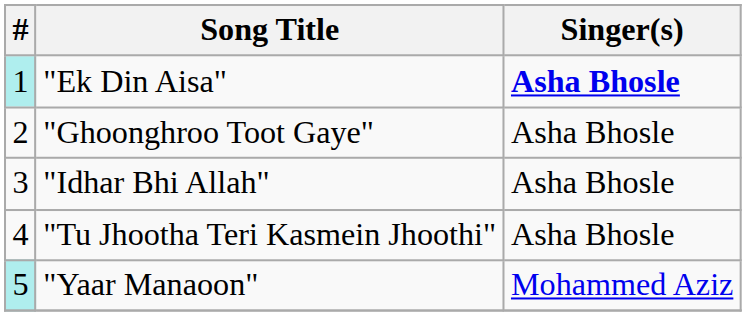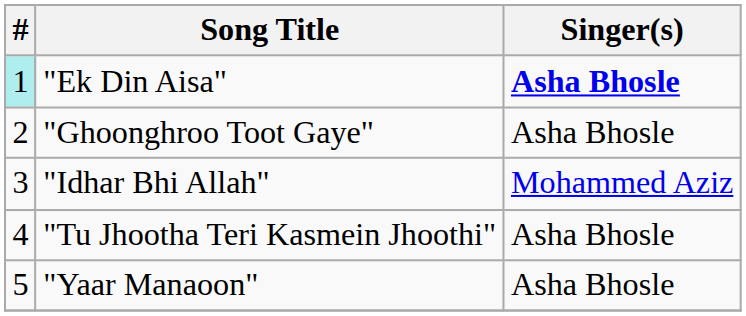(593, 183) Asha Bhosle -> (622, 183) Mohammed Aziz
(20, 285) paleturquoise background -> (20, 285) no background
(622, 285) Mohammed Aziz -> (593, 285) Asha Bhosle
